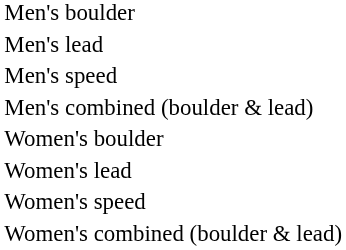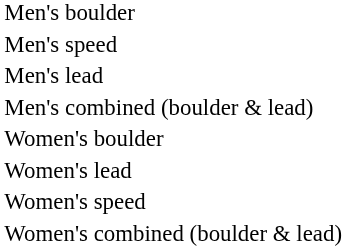rows swapped: (54, 44) <-> (61, 75)
